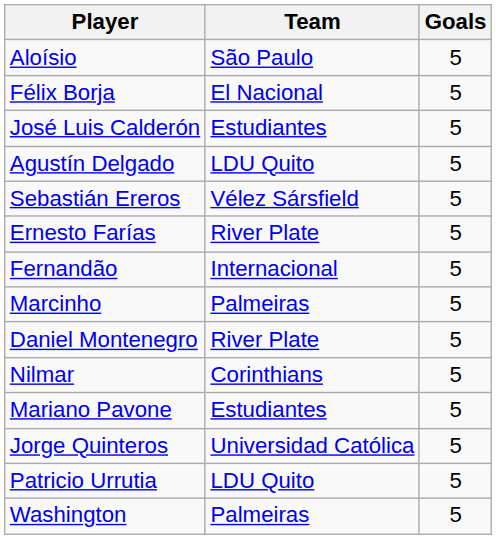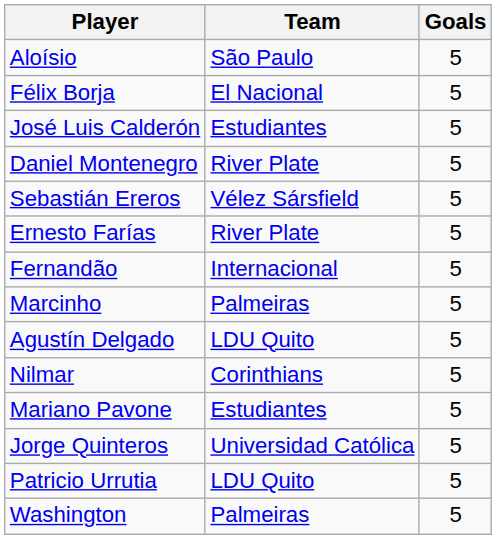rows swapped: (92, 163) <-> (104, 339)
